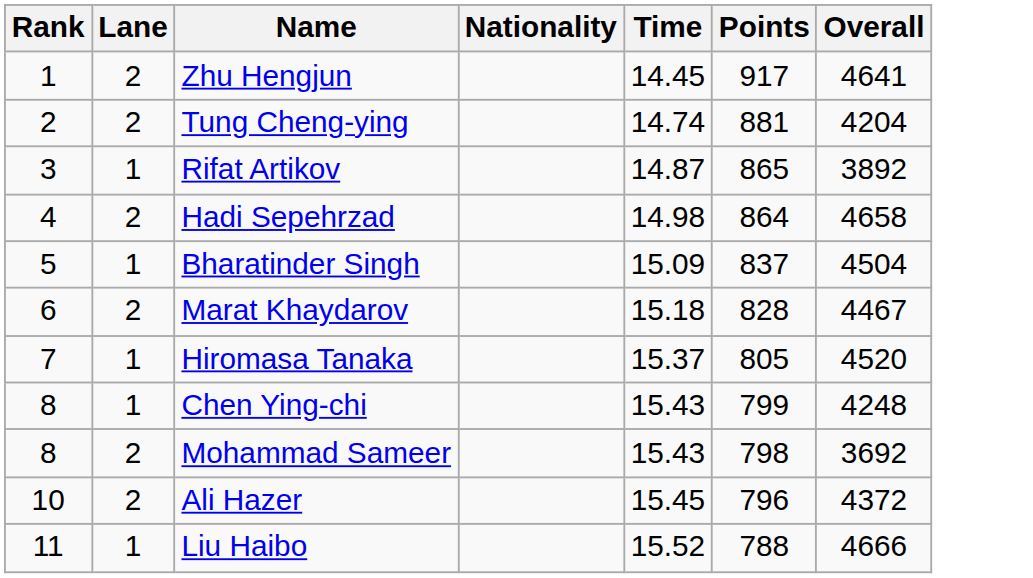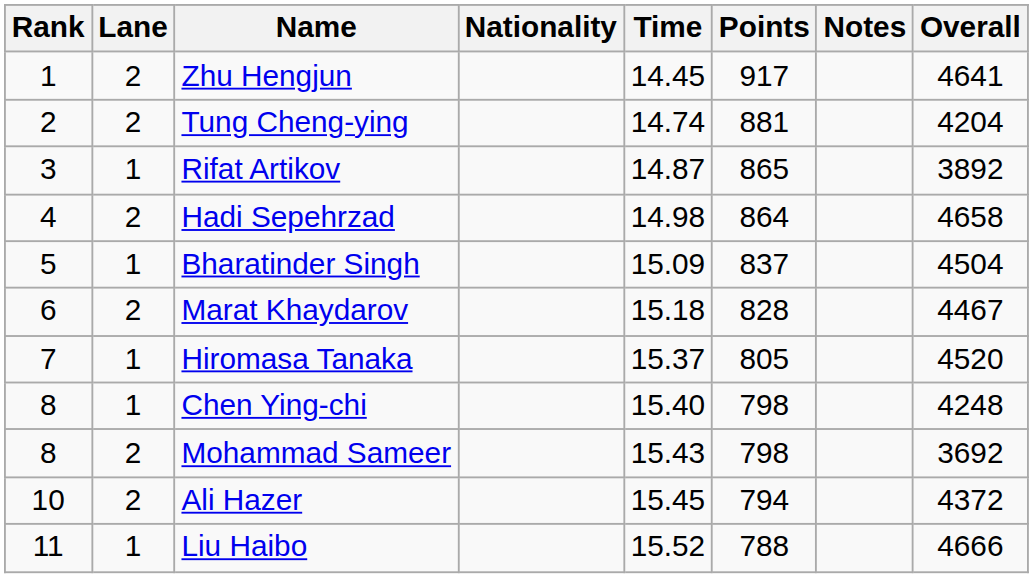+ column: (865, 28)
(668, 405) 15.43 -> (668, 405) 15.40
(764, 405) 799 -> (764, 405) 798
(764, 500) 796 -> (764, 500) 794
